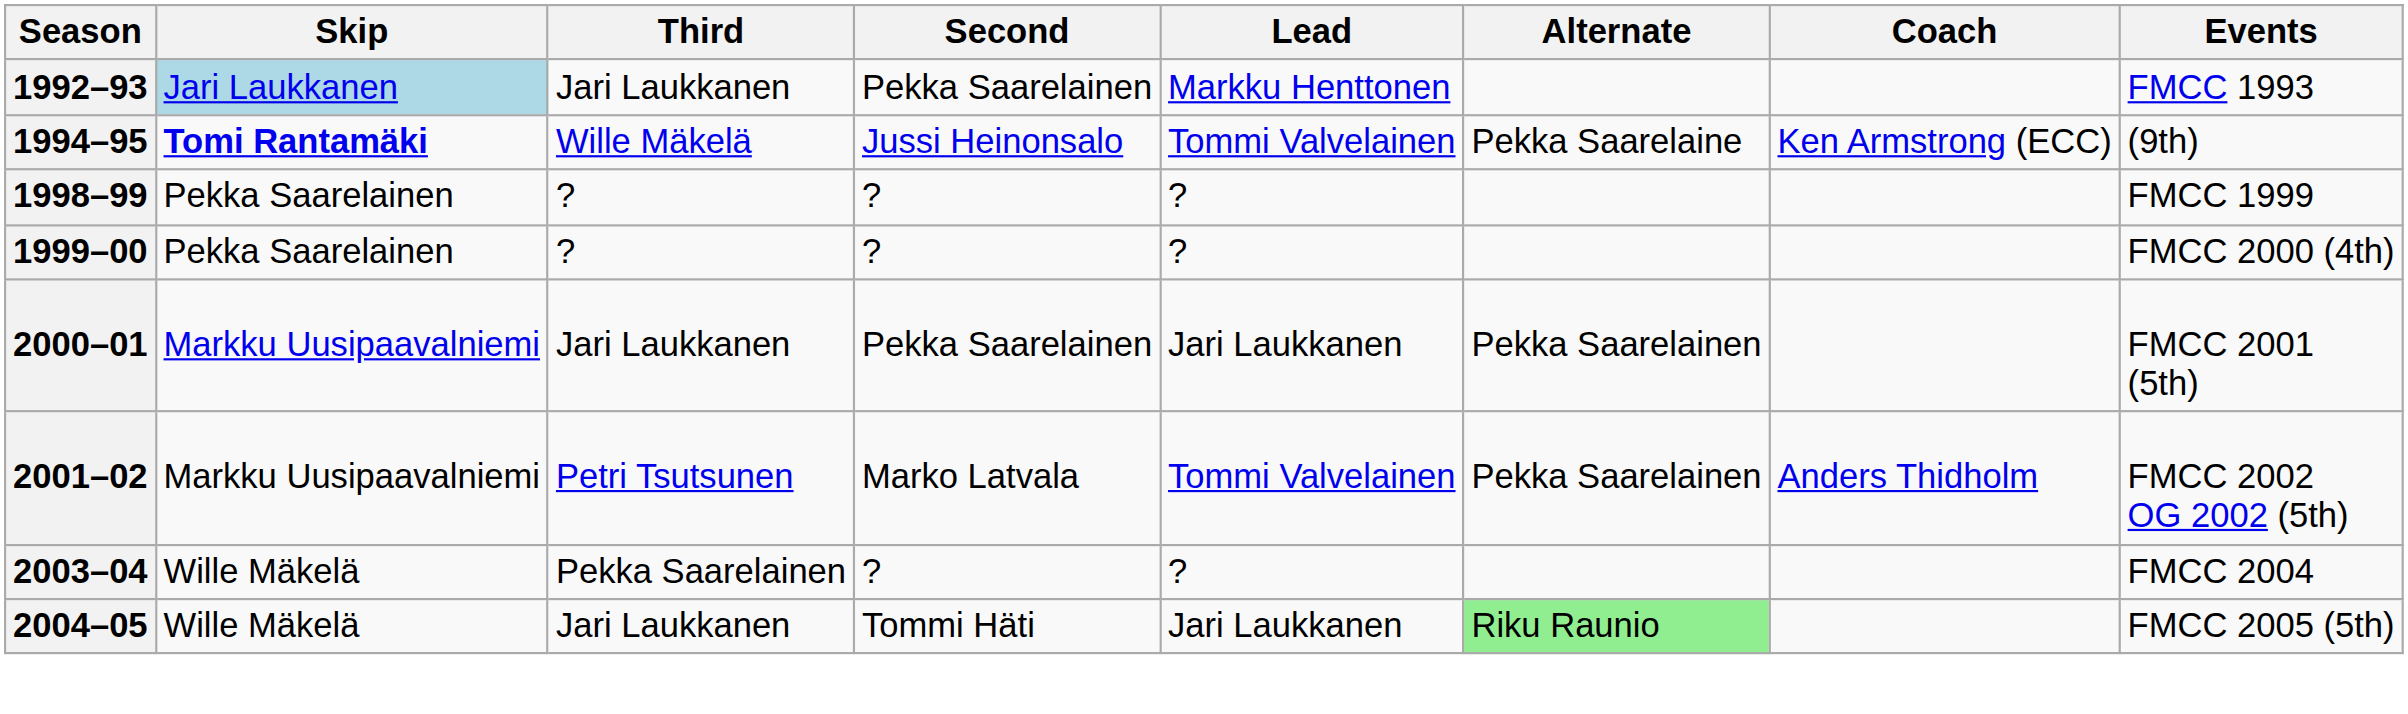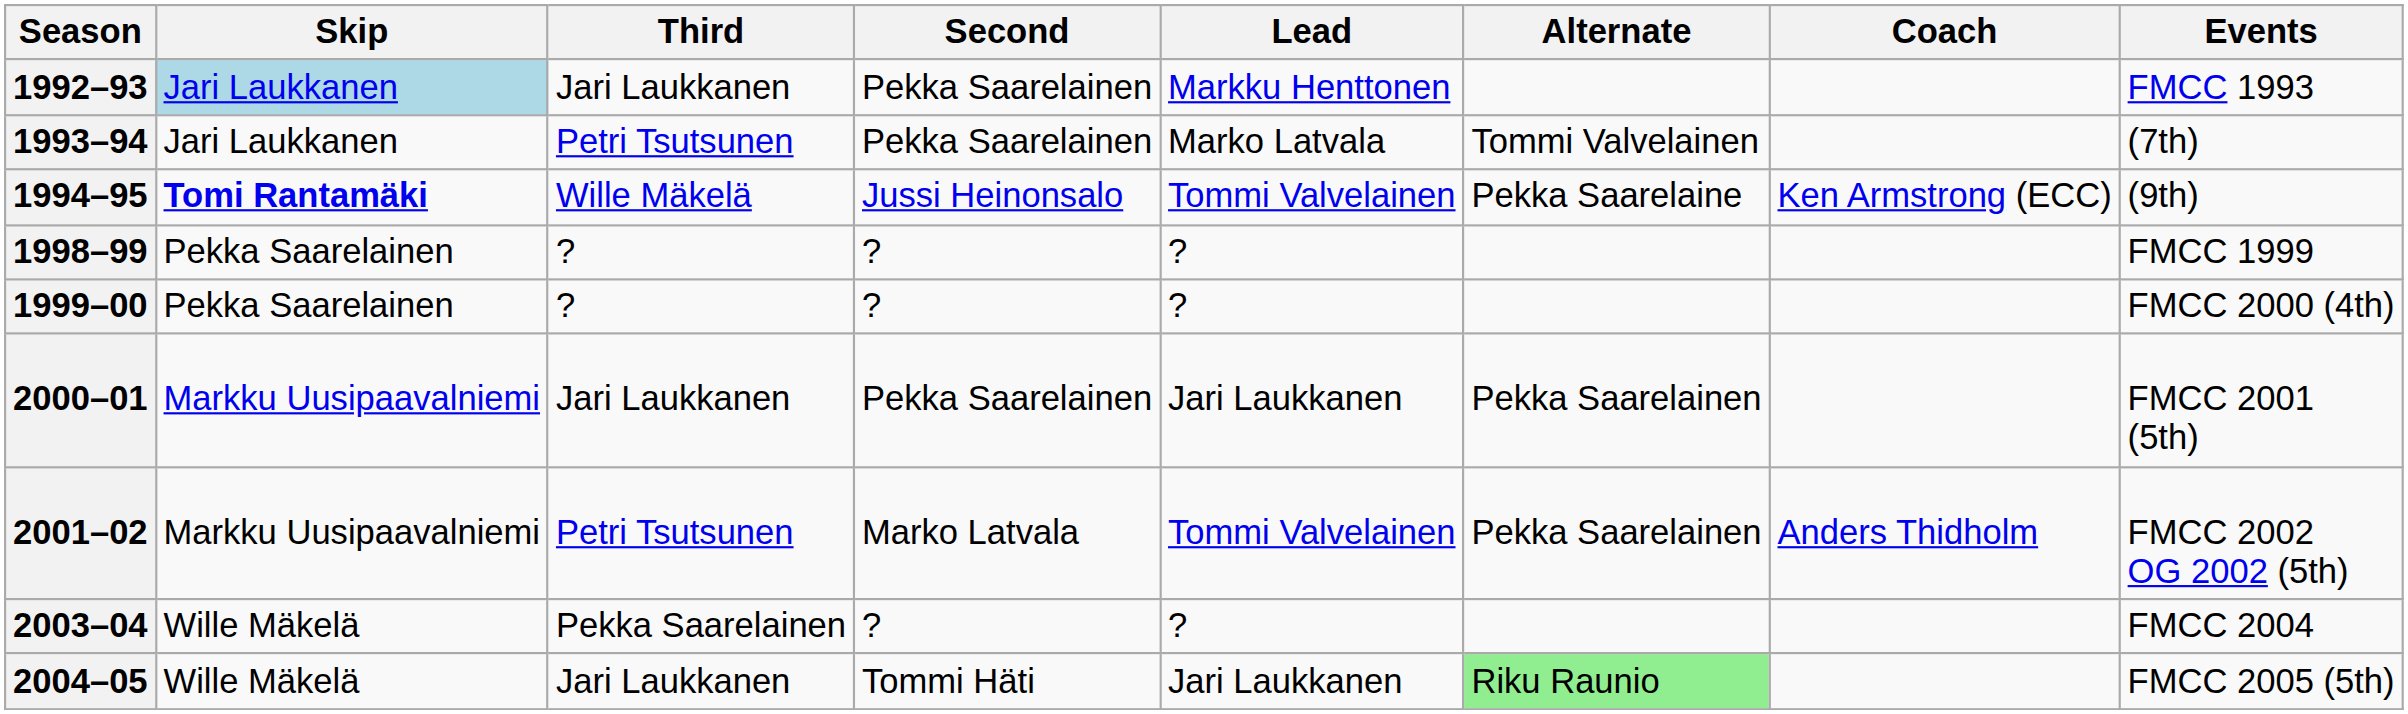+ row: (80, 141)
